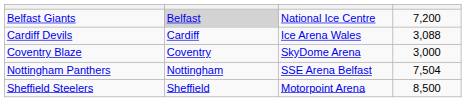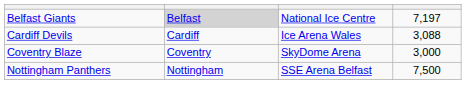(427, 18) 7,200 -> (427, 18) 7,197
(427, 70) 7,504 -> (427, 70) 7,500
- row: (50, 88)
